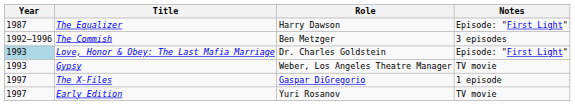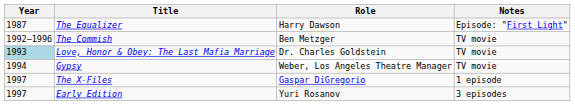(481, 39) 3 episodes -> (476, 39) TV movie
(512, 53) Episode: "First Light" -> (476, 53) TV movie
(17, 66) 1993 -> (17, 66) 1994
(476, 94) TV movie -> (481, 94) 3 episodes
